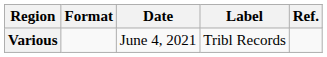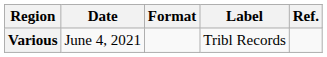columns swapped: (158, 16) <-> (89, 16)
